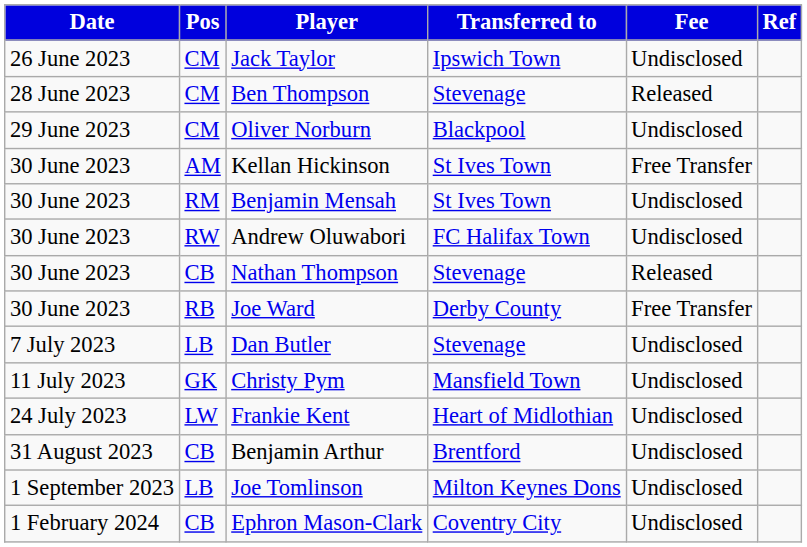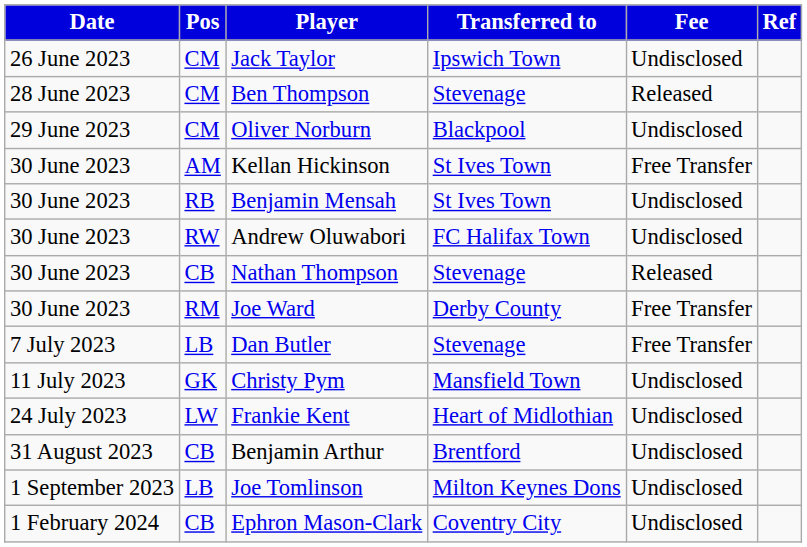(202, 201) RM -> (200, 201) RB
(200, 308) RB -> (202, 308) RM
(687, 344) Undisclosed -> (692, 344) Free Transfer
